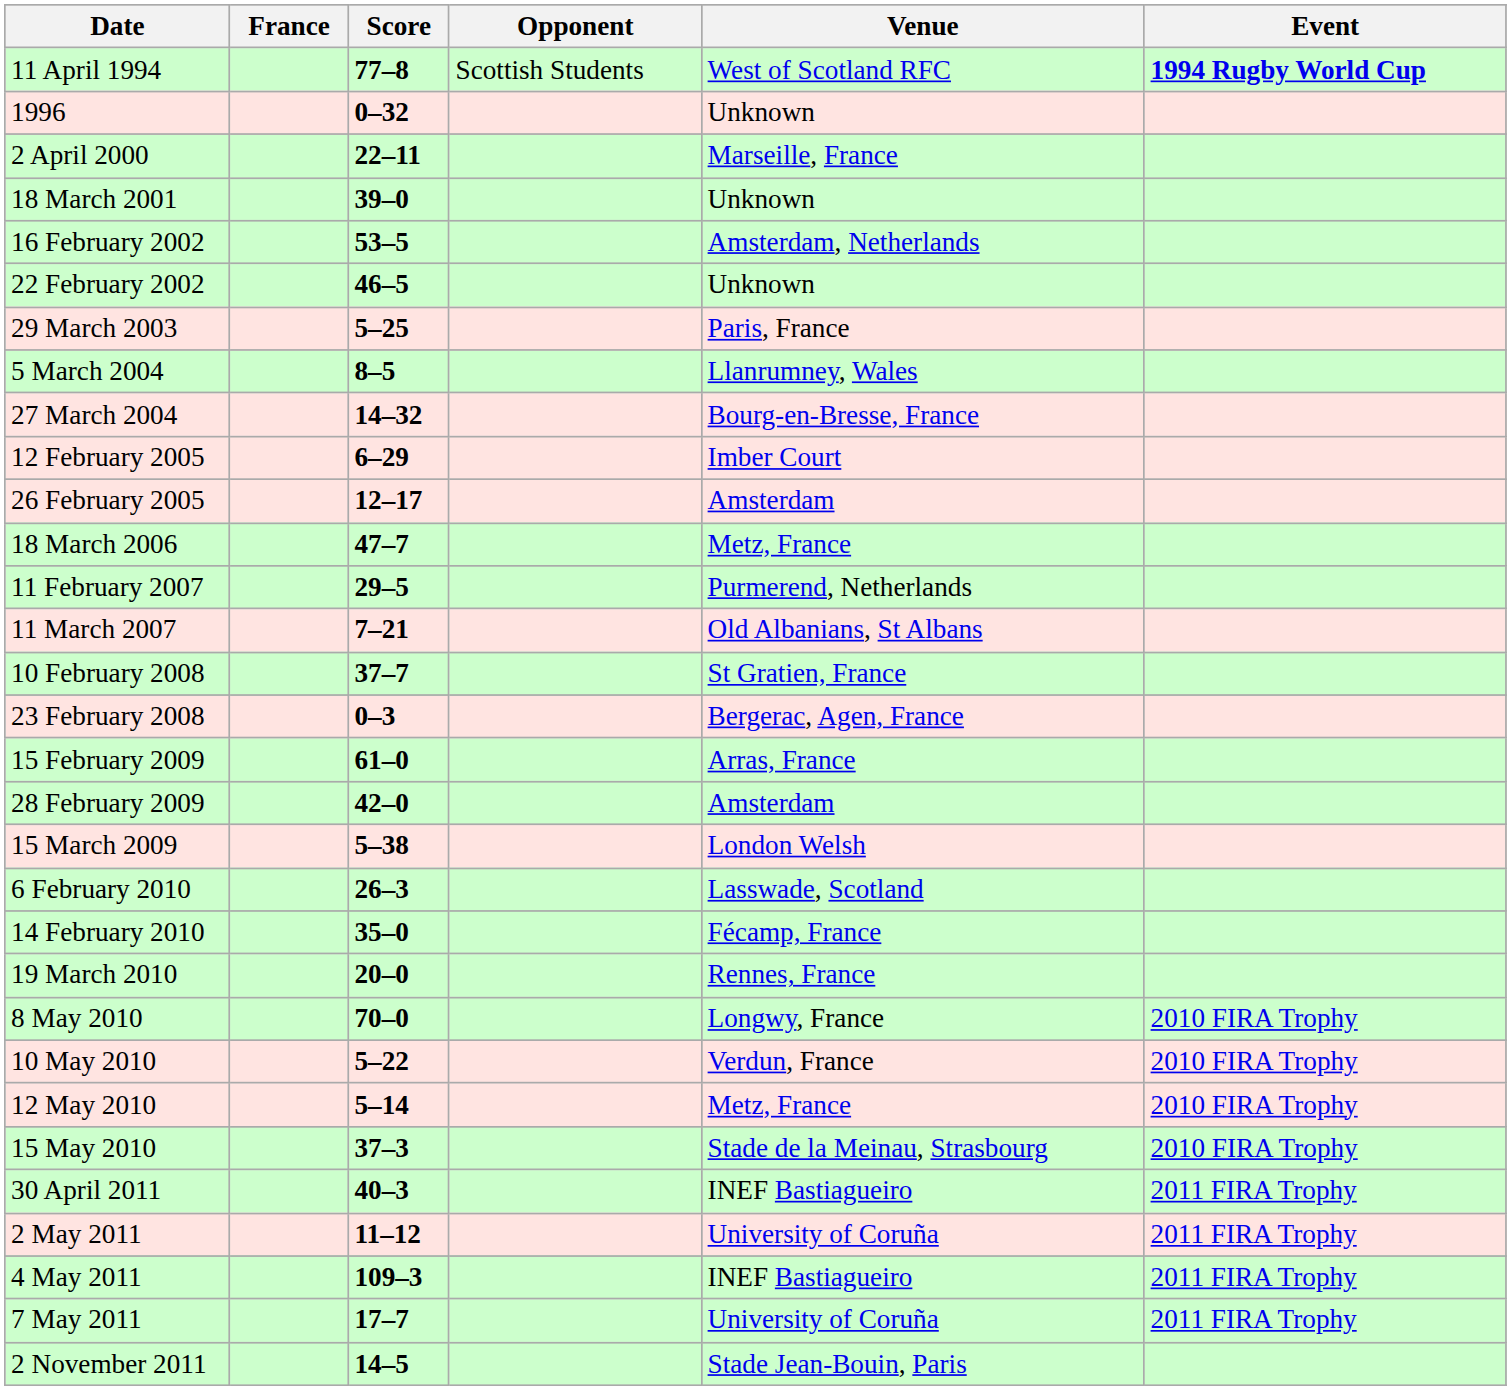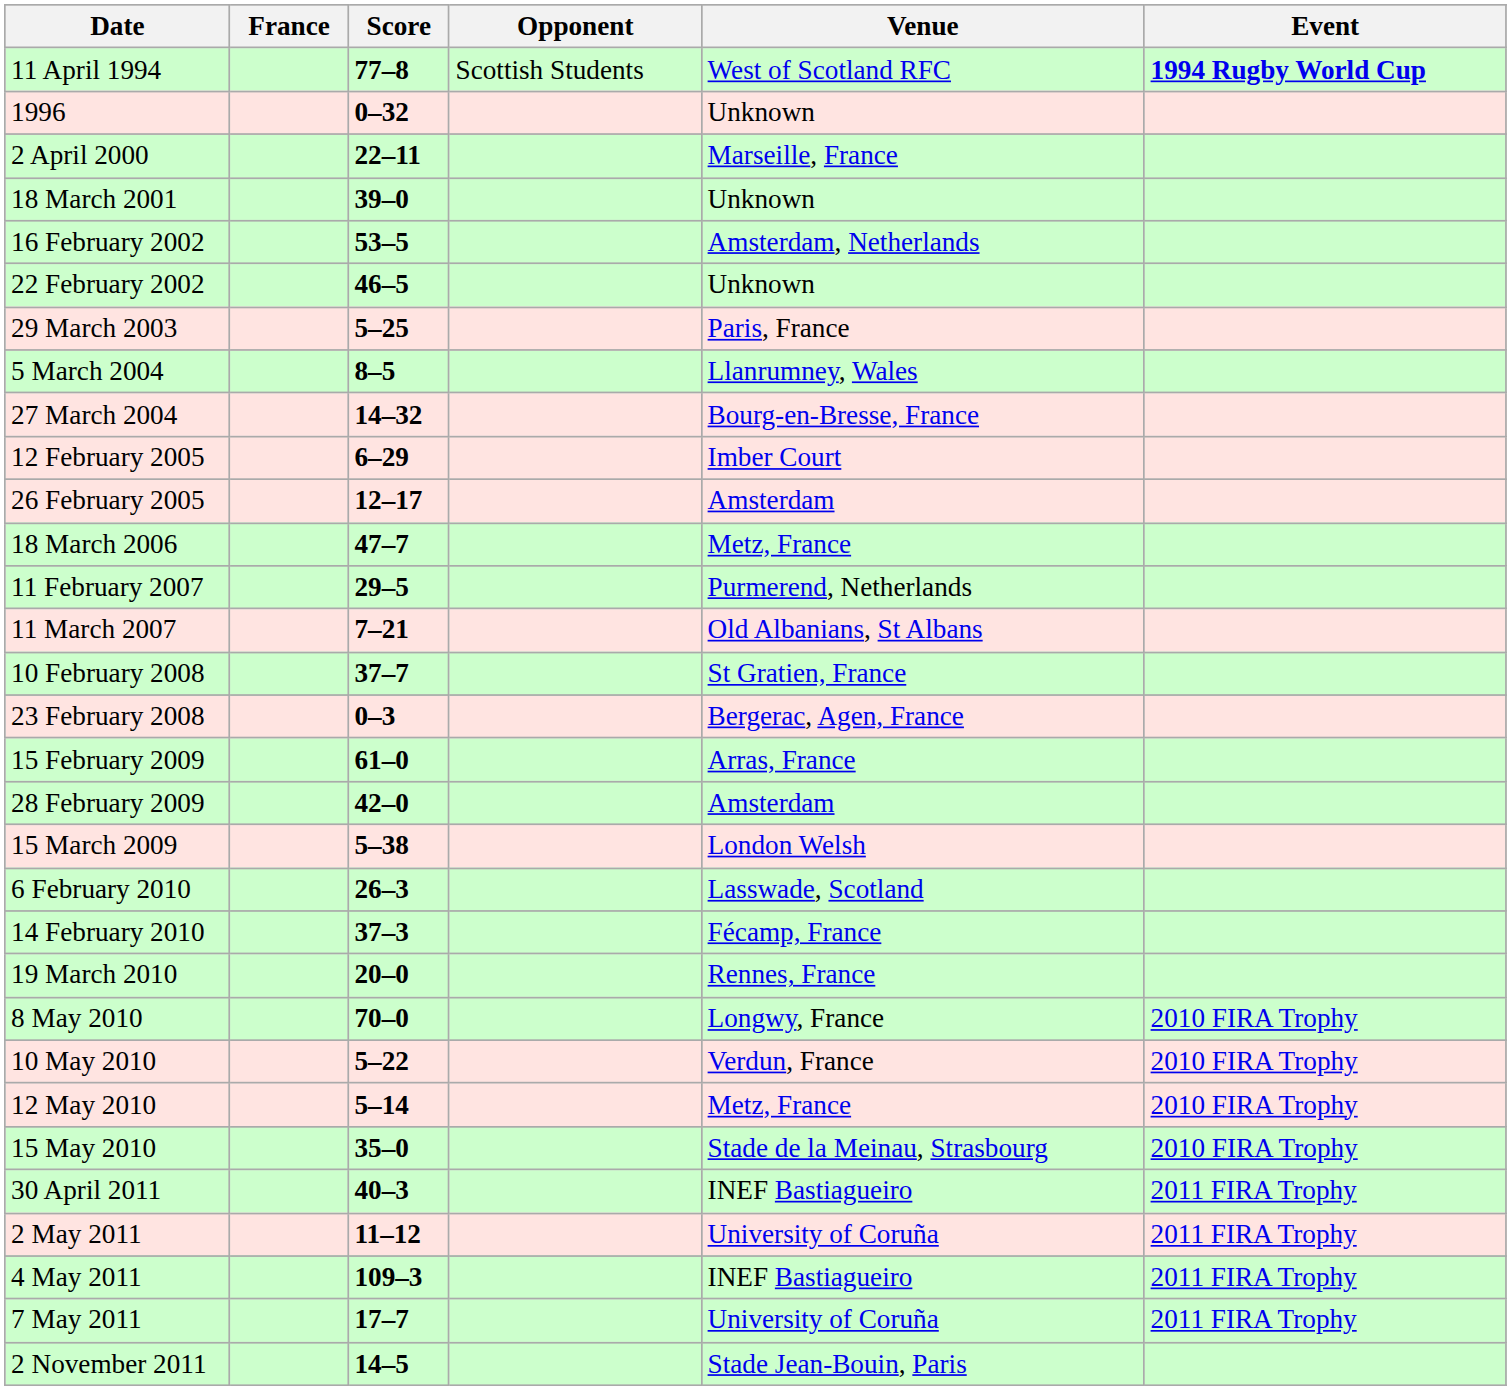(382, 931) 35–0 -> (382, 931) 37–3
(382, 1147) 37–3 -> (382, 1147) 35–0
